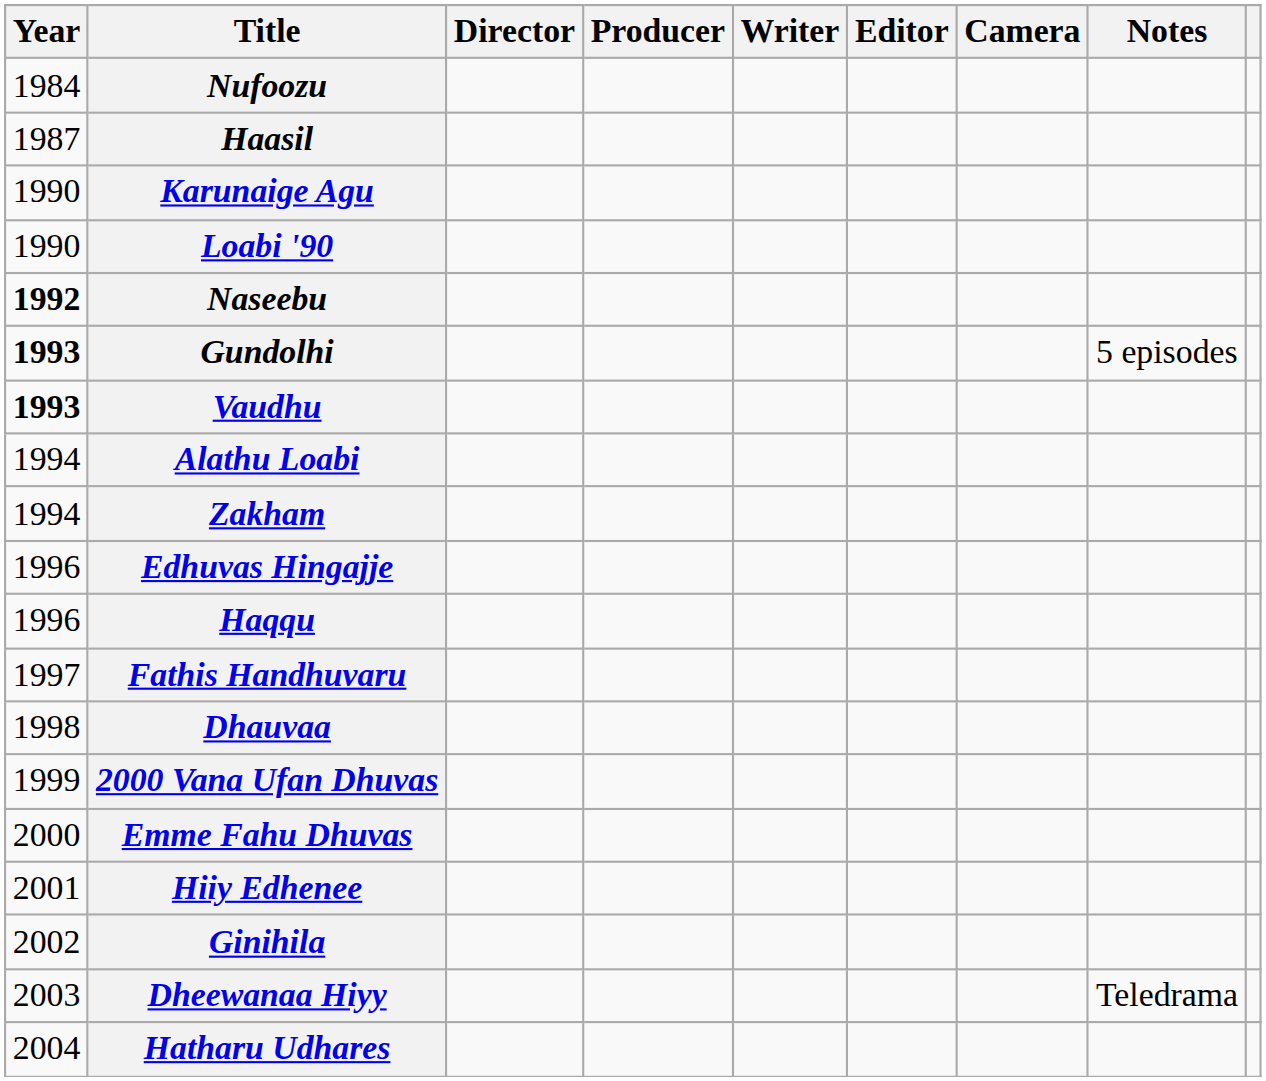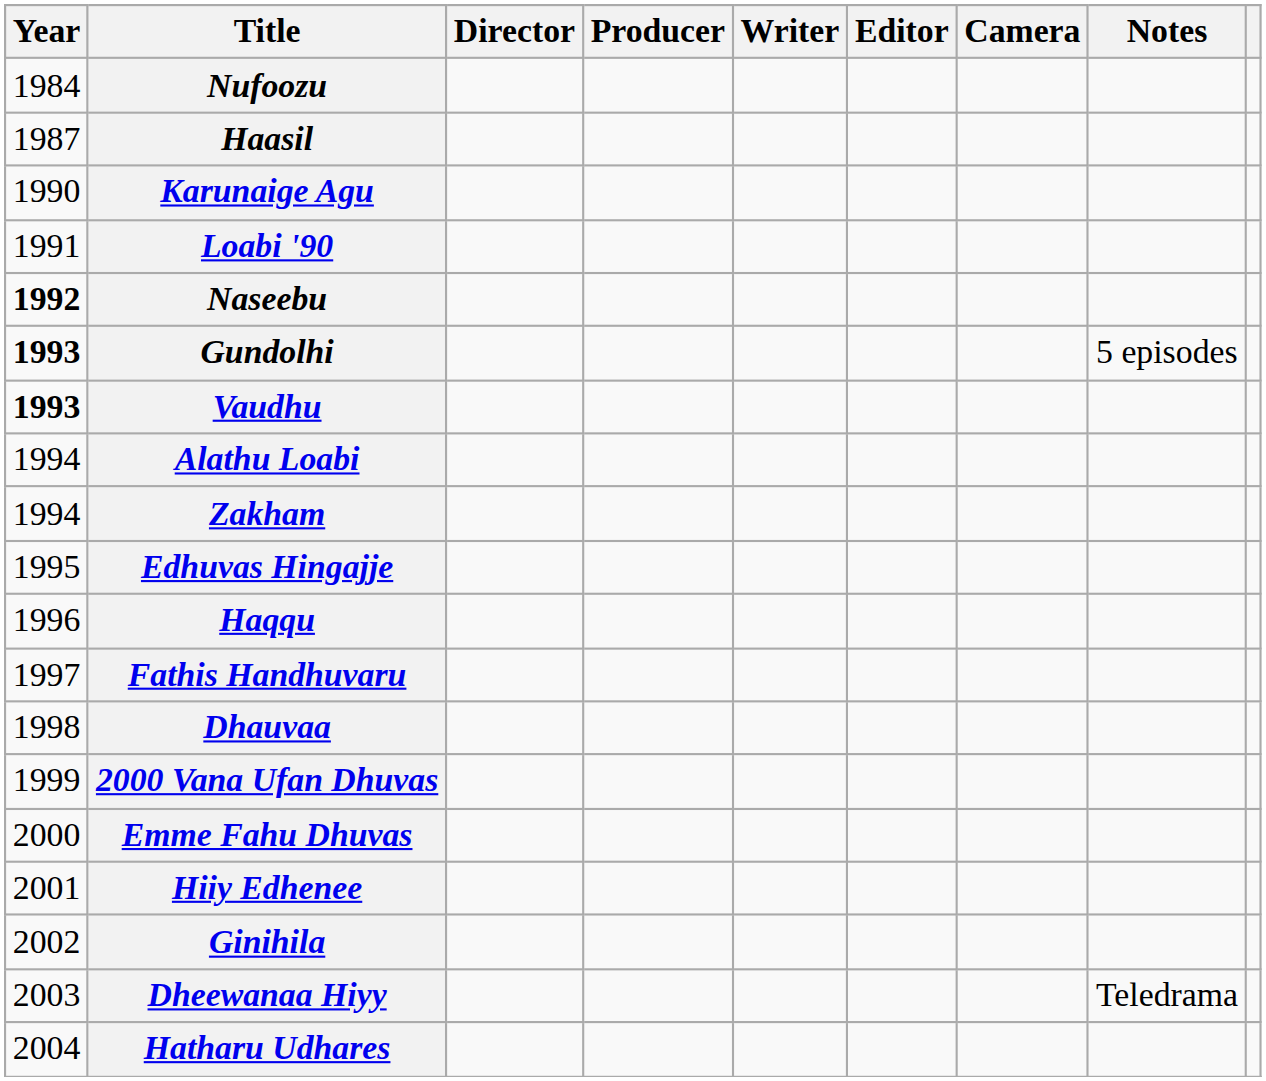(47, 245) 1990 -> (47, 245) 1991
(47, 566) 1996 -> (47, 566) 1995
